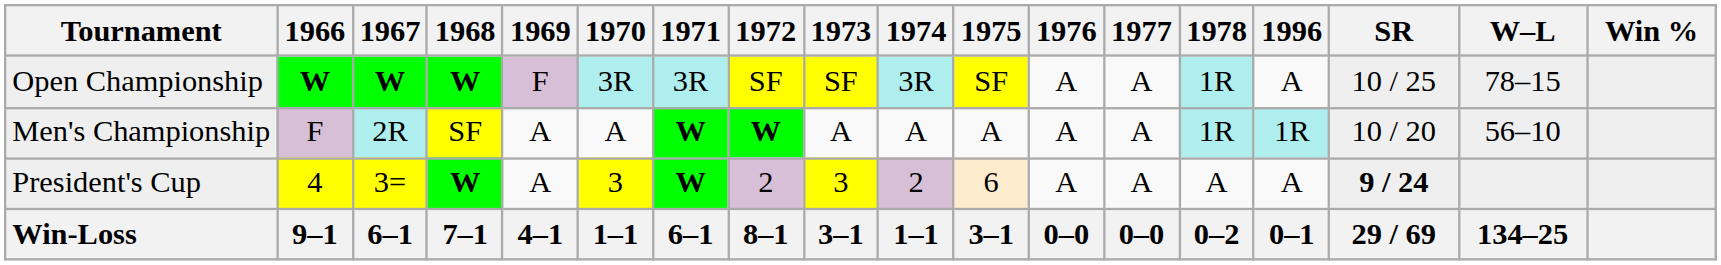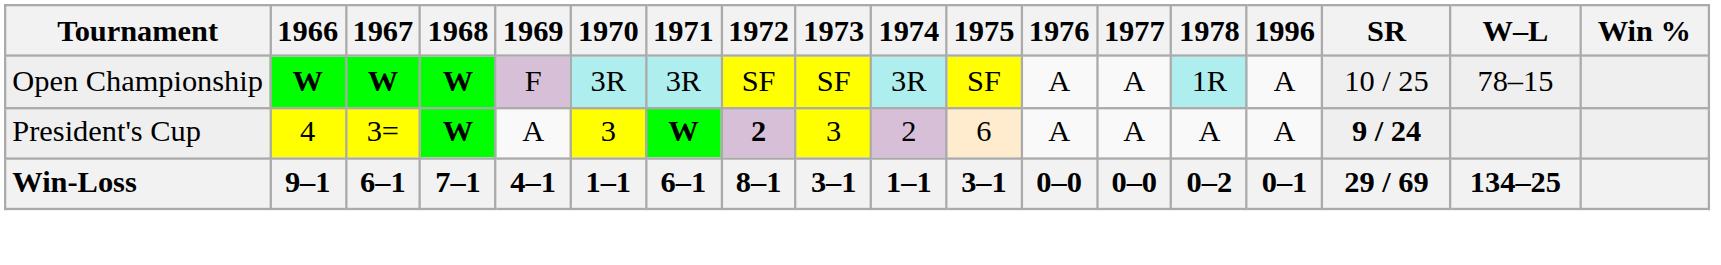- row: (141, 132)
(766, 183) normal -> (759, 132) bold
